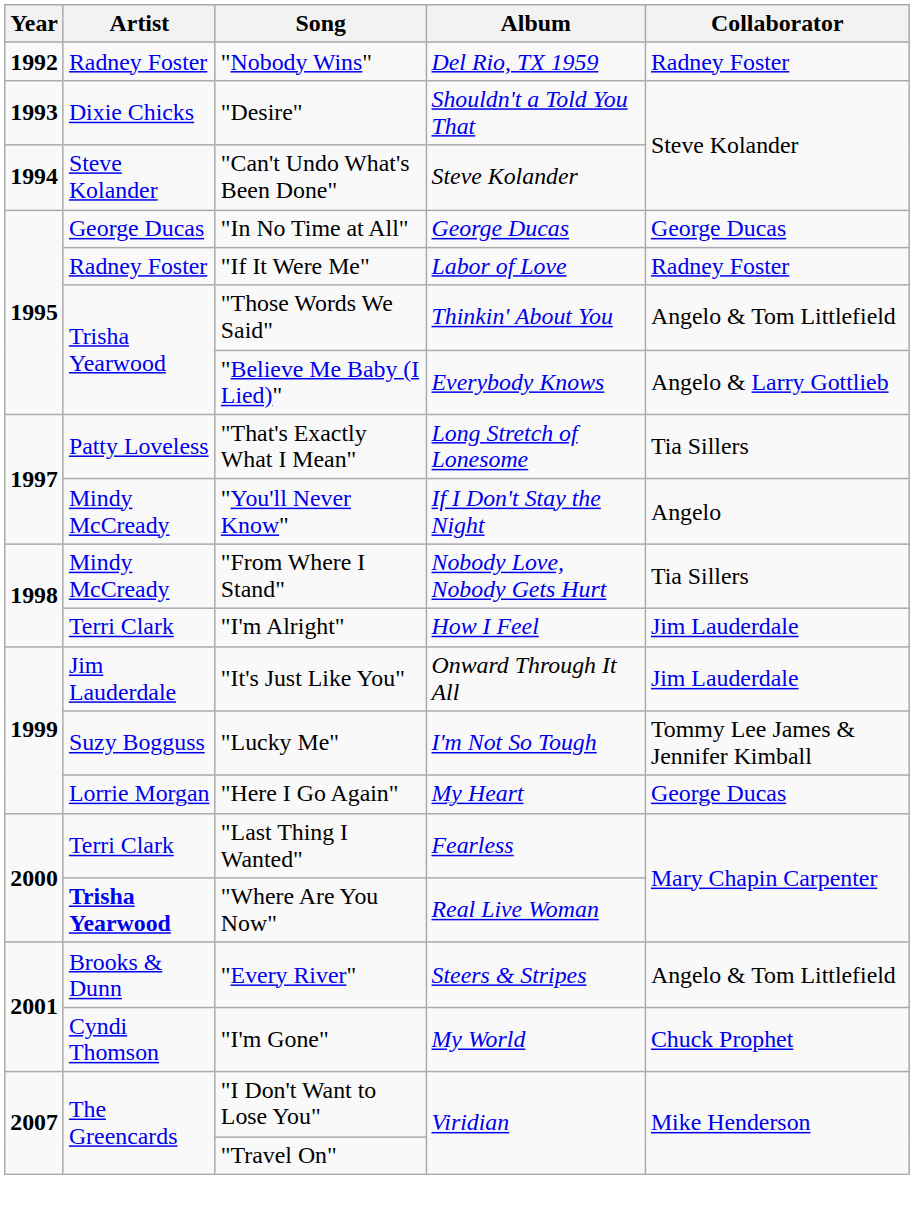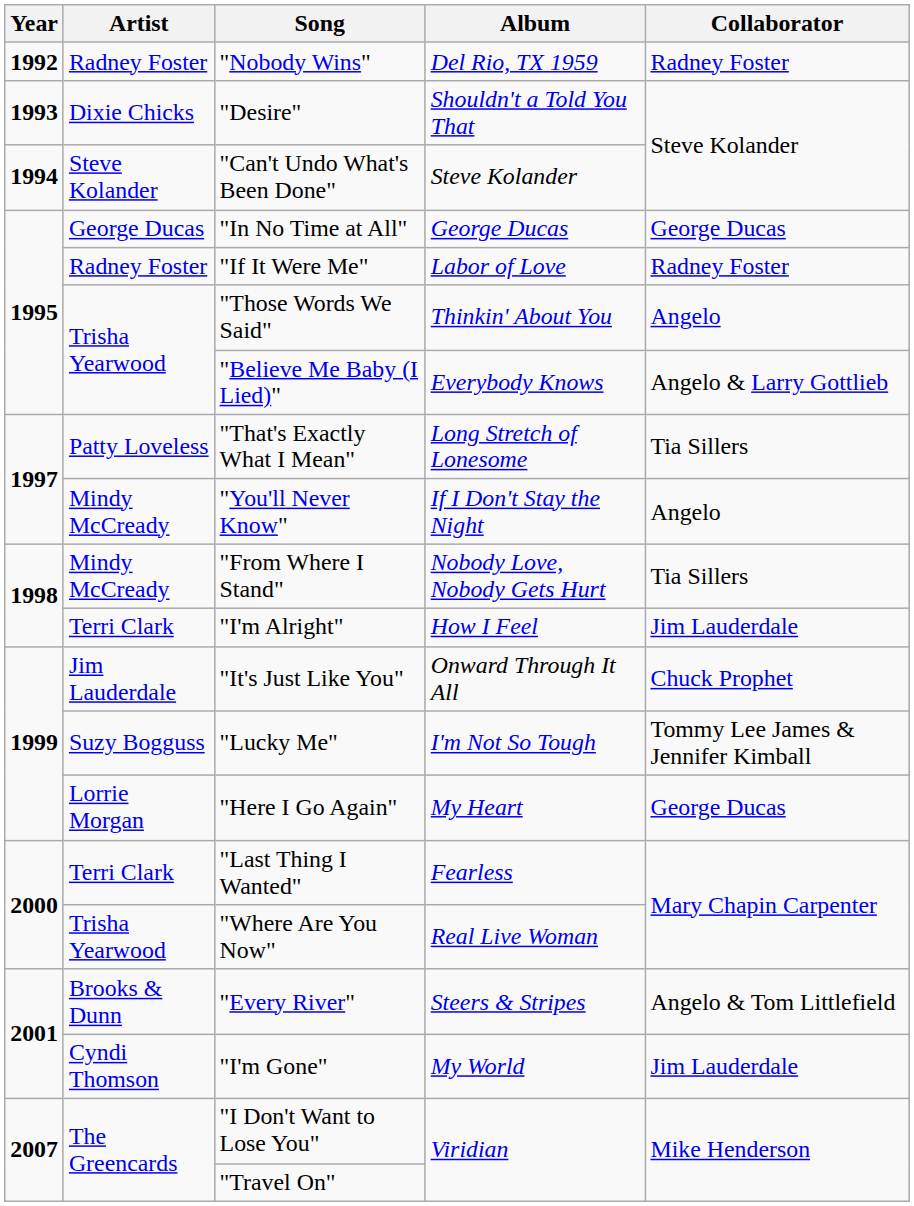(773, 317) Angelo & Tom Littlefield -> (686, 317) Angelo
(725, 678) Jim Lauderdale -> (722, 678) Chuck Prophet
(120, 909) bold -> (117, 936) normal
(722, 1039) Chuck Prophet -> (724, 1066) Jim Lauderdale
